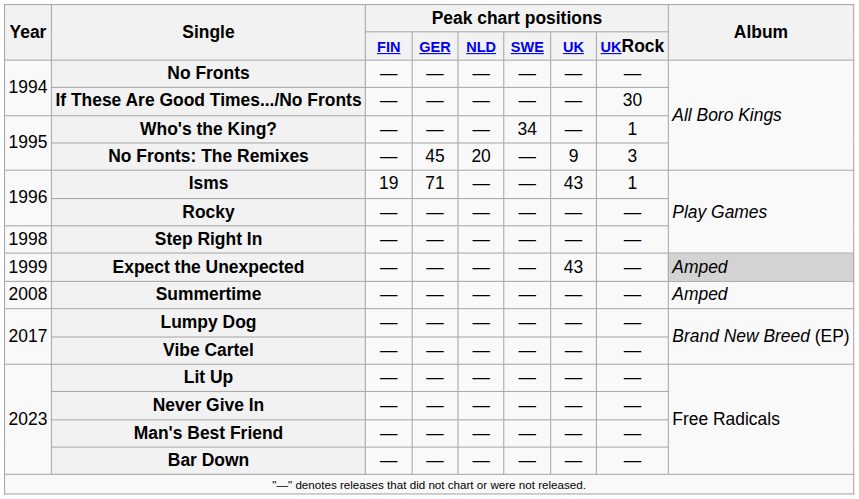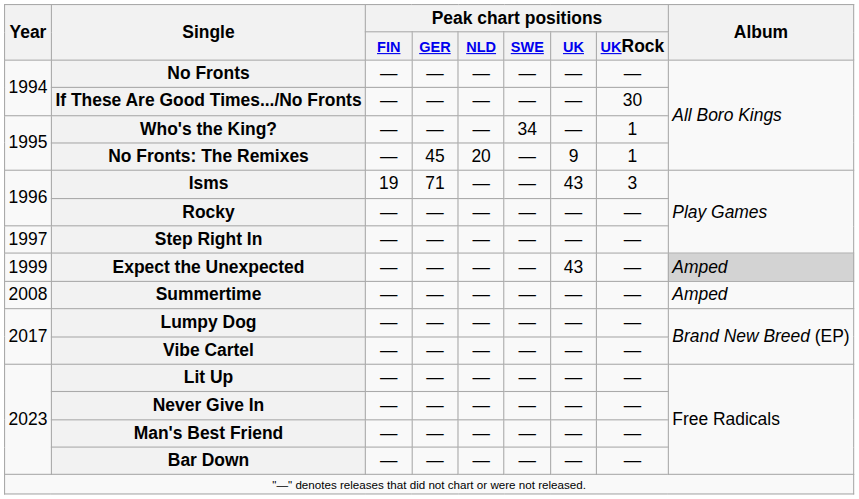(632, 156) 3 -> (632, 156) 1
(632, 184) 1 -> (632, 184) 3
(28, 239) 1998 -> (28, 239) 1997
